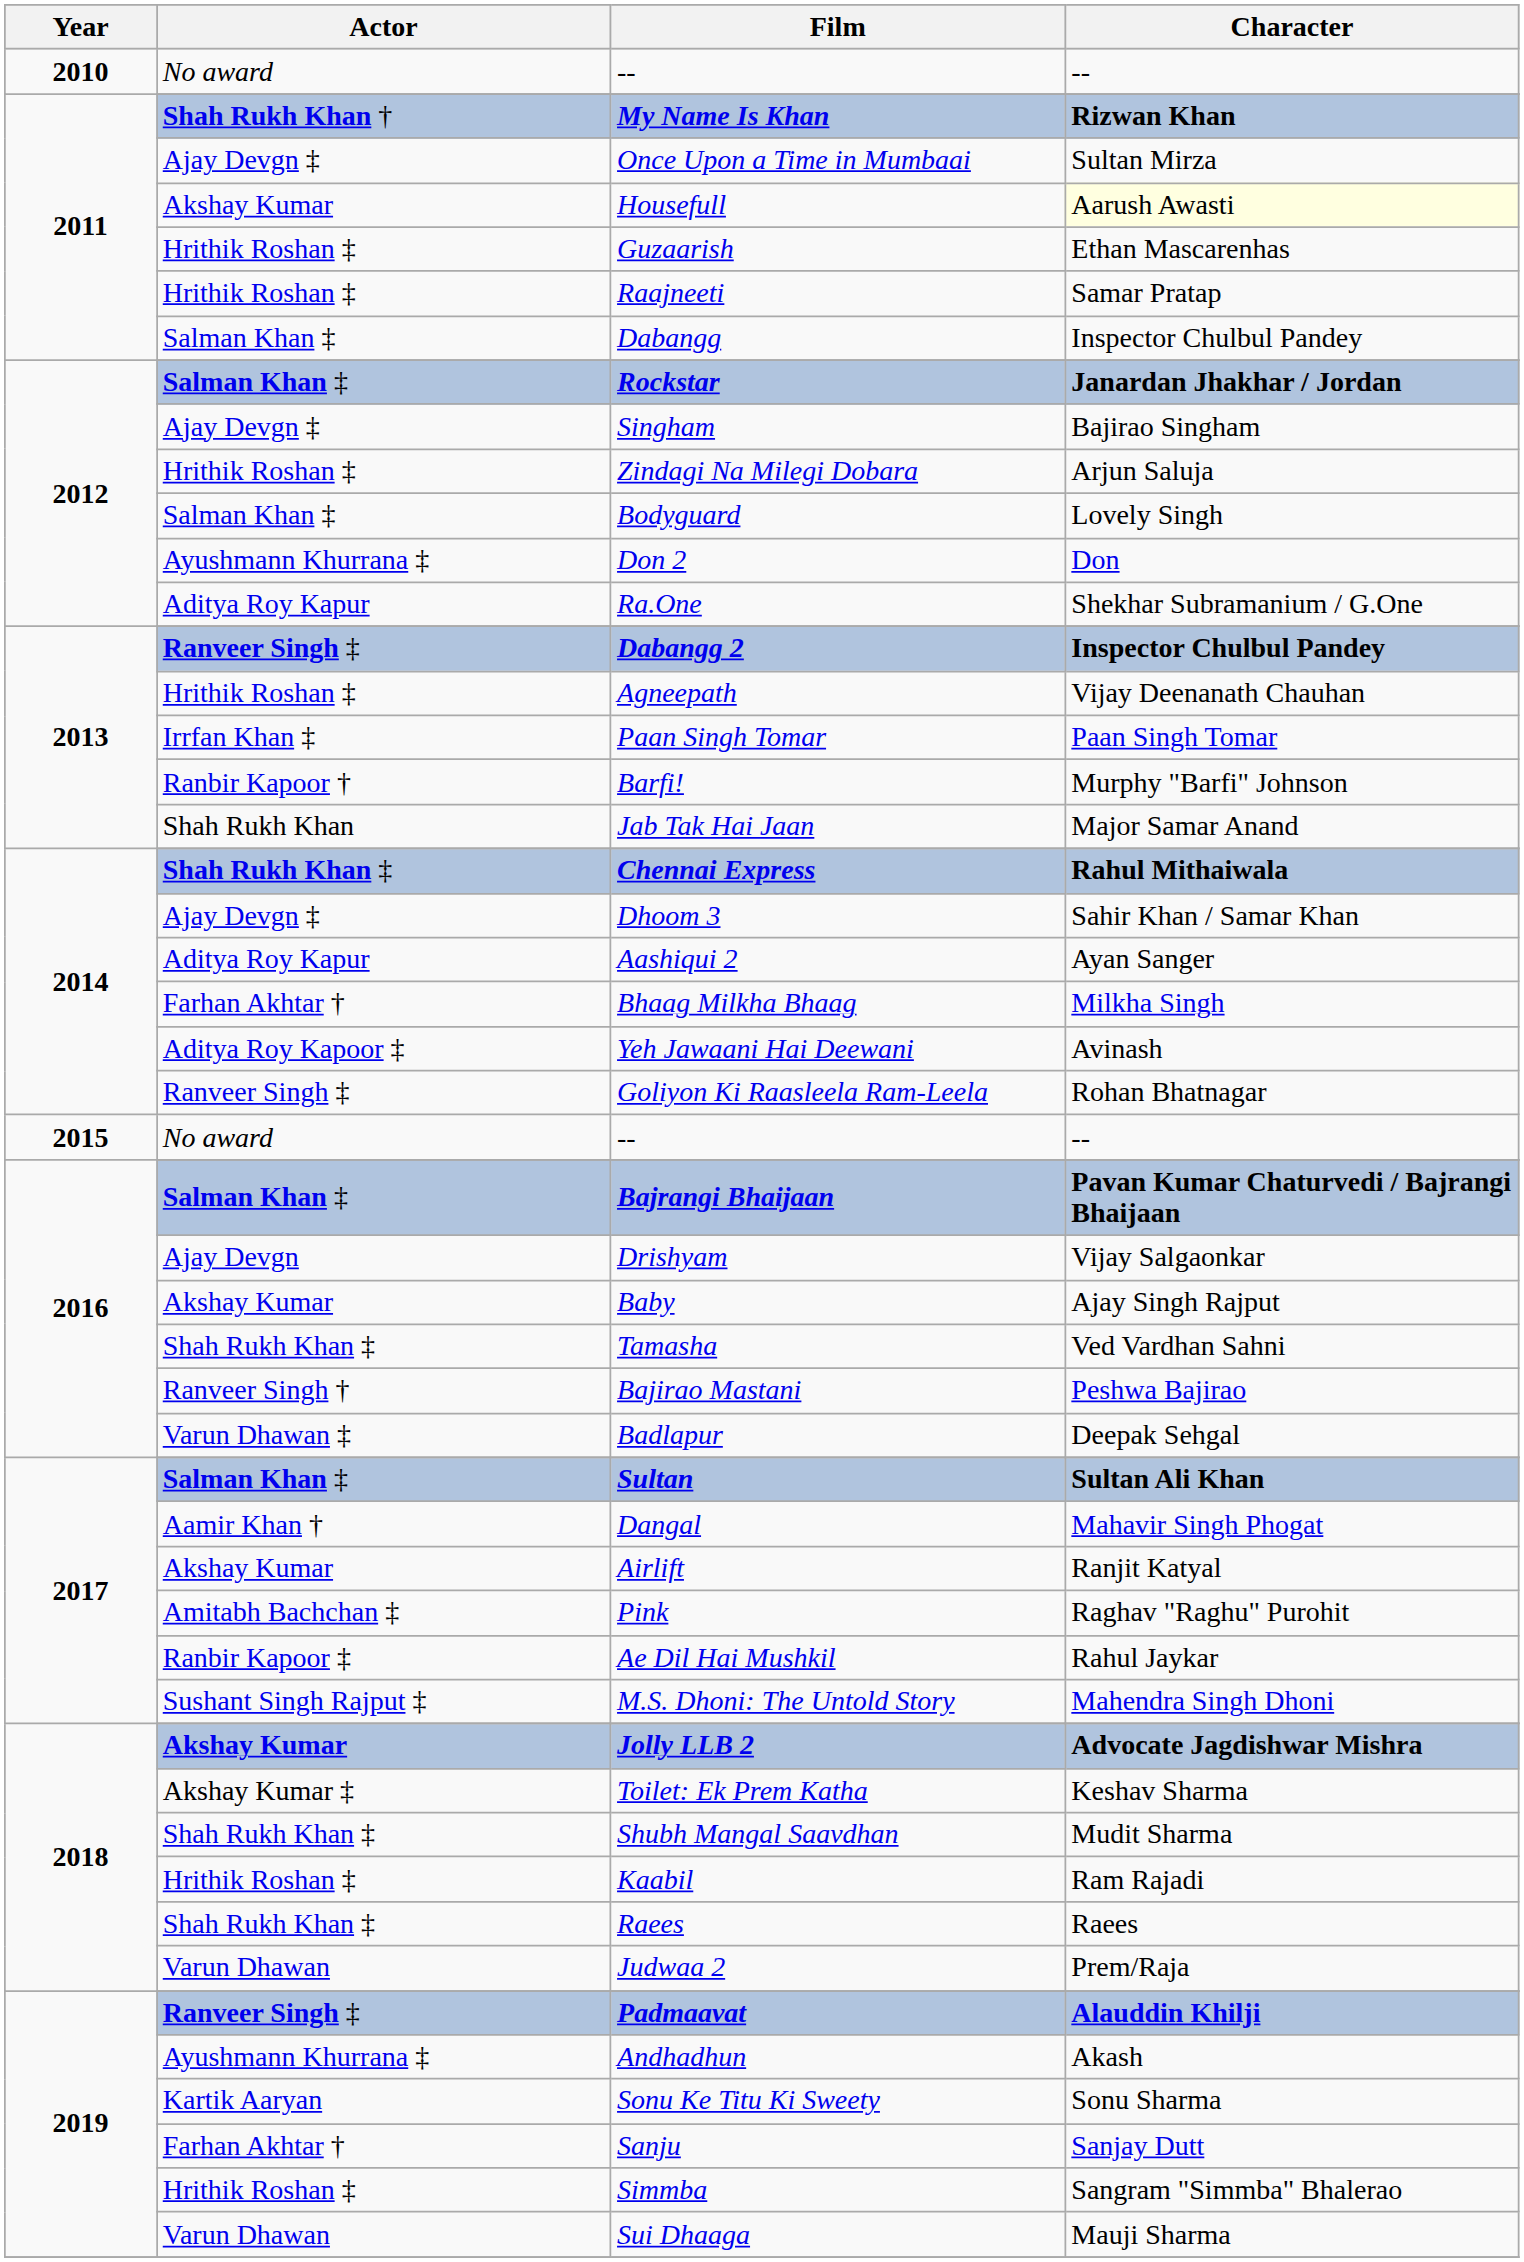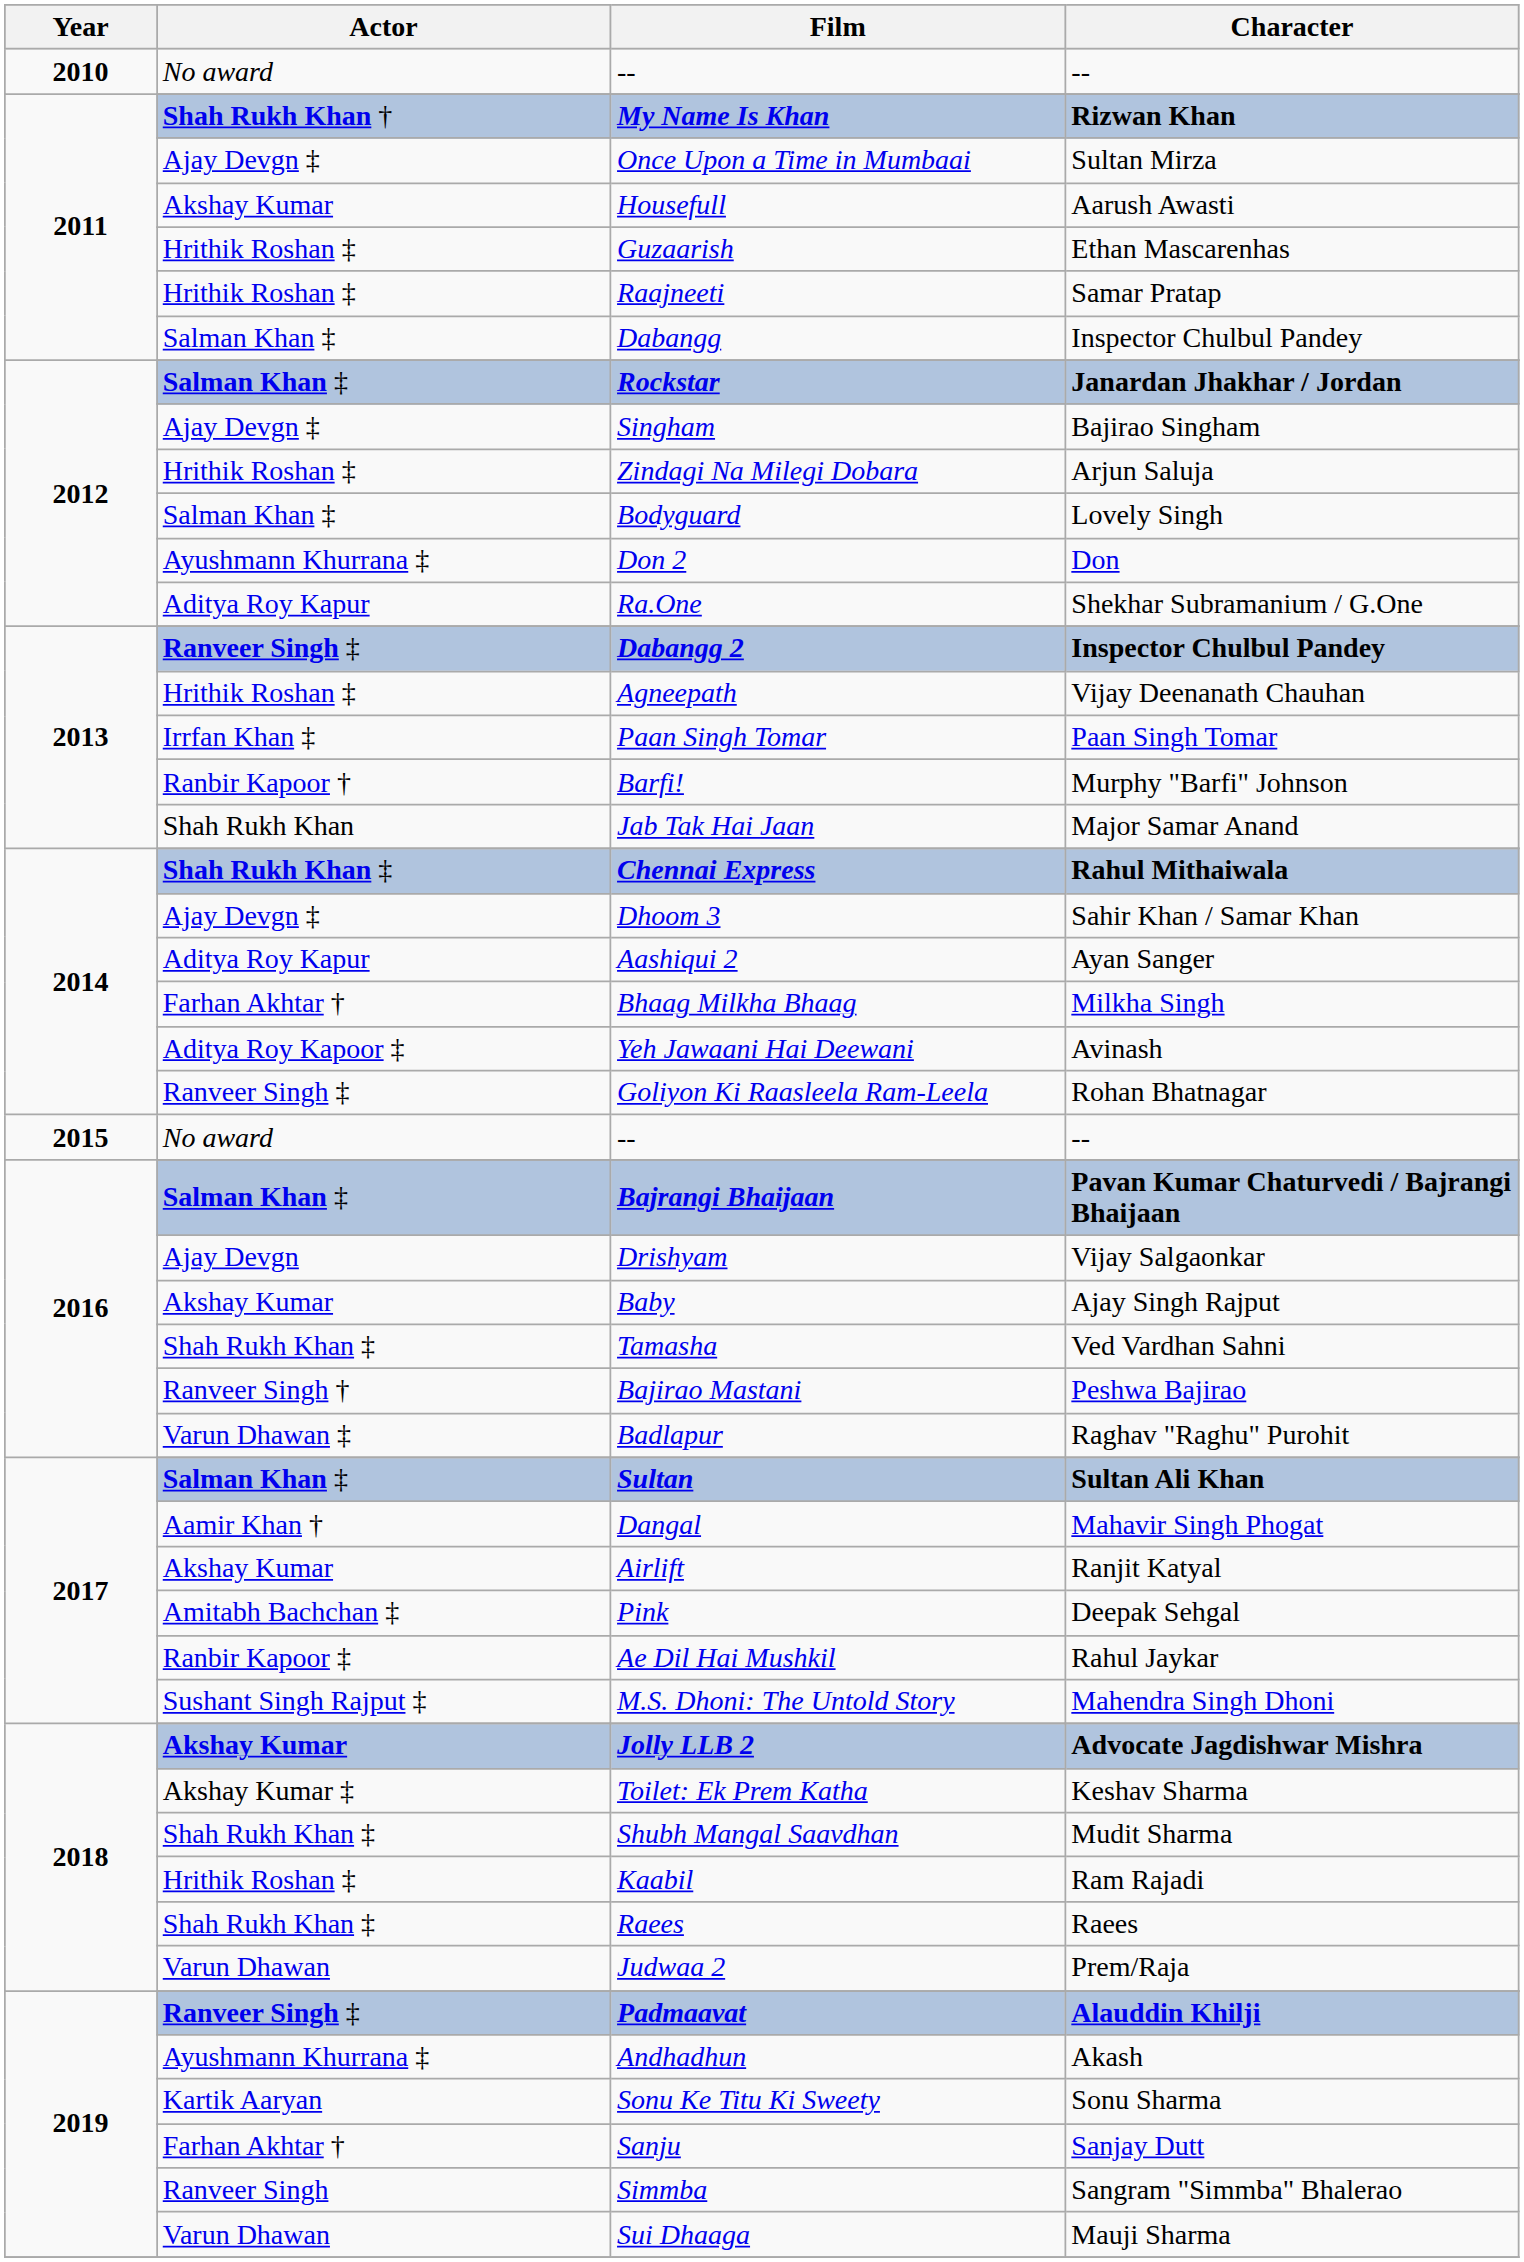(1153, 204) lightyellow background -> (1153, 204) no background
(1156, 1434) Deepak Sehgal -> (1210, 1434) Raghav "Raghu" Purohit
(1210, 1612) Raghav "Raghu" Purohit -> (1156, 1612) Deepak Sehgal
(259, 2189) Hrithik Roshan ‡ -> (246, 2189) Ranveer Singh
